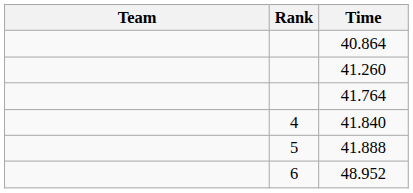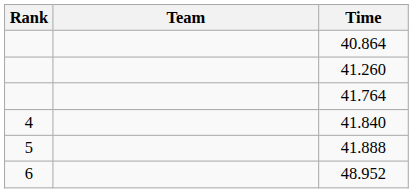columns swapped: (294, 17) <-> (137, 17)
